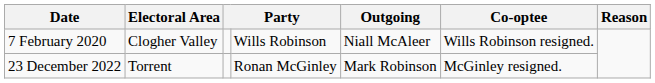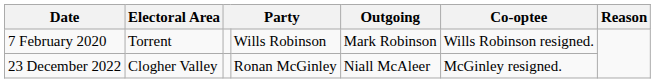(173, 41) Clogher Valley -> (150, 41) Torrent
(387, 41) Niall McAleer -> (390, 41) Mark Robinson
(150, 66) Torrent -> (173, 66) Clogher Valley
(390, 66) Mark Robinson -> (387, 66) Niall McAleer
